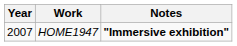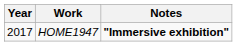(20, 31) 2007 -> (20, 31) 2017
